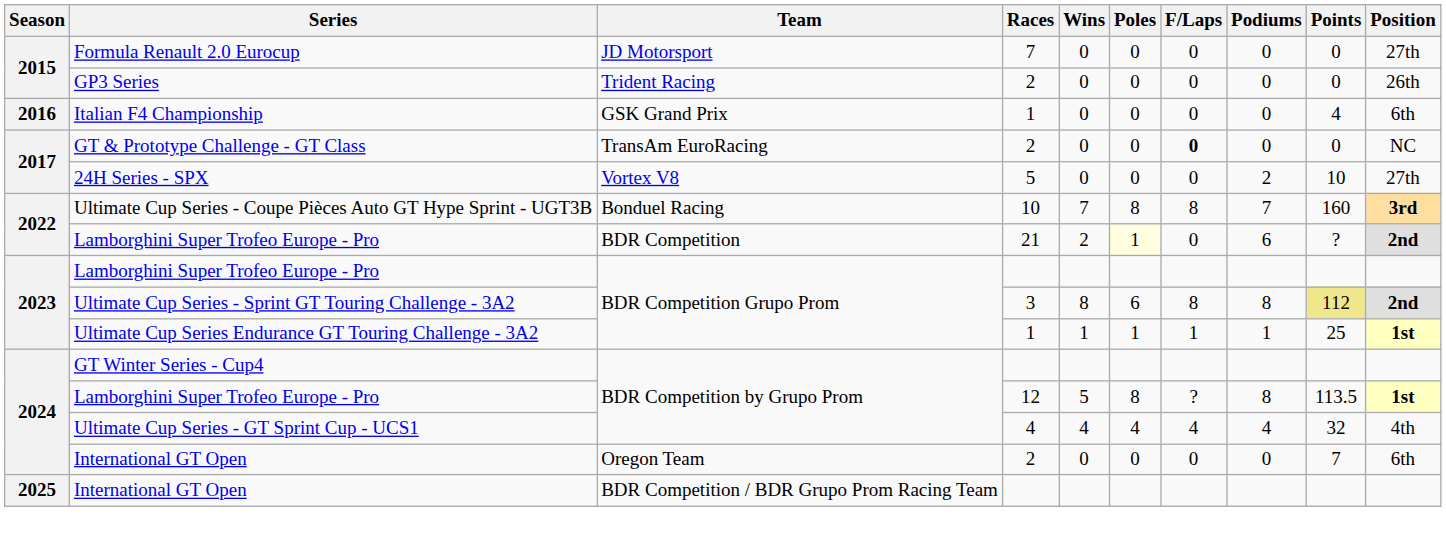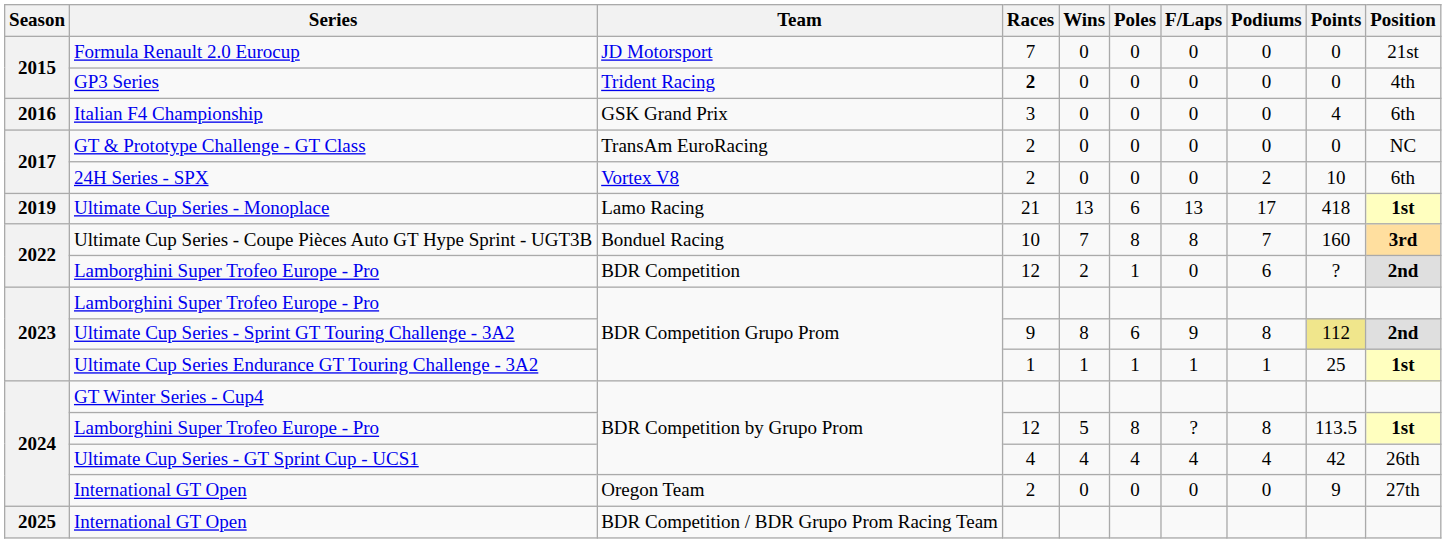(1403, 51) 27th -> (1403, 51) 21st
(1031, 83) normal -> (1031, 83) bold
(1403, 83) 26th -> (1403, 83) 4th
(1031, 114) 1 -> (1031, 114) 3
(1194, 145) bold -> (1194, 145) normal
(1031, 177) 5 -> (1031, 177) 2
(1403, 177) 27th -> (1403, 177) 6th
+ row: (202, 208)
(1031, 240) 21 -> (1031, 271) 12
(1135, 240) lightyellow background -> (1135, 271) no background
(1031, 302) 3 -> (1031, 334) 9
(1194, 302) 8 -> (1194, 334) 9
(1336, 428) 32 -> (1336, 459) 42
(1403, 428) 4th -> (1403, 459) 26th
(1336, 459) 7 -> (1336, 490) 9
(1403, 459) 6th -> (1403, 490) 27th
